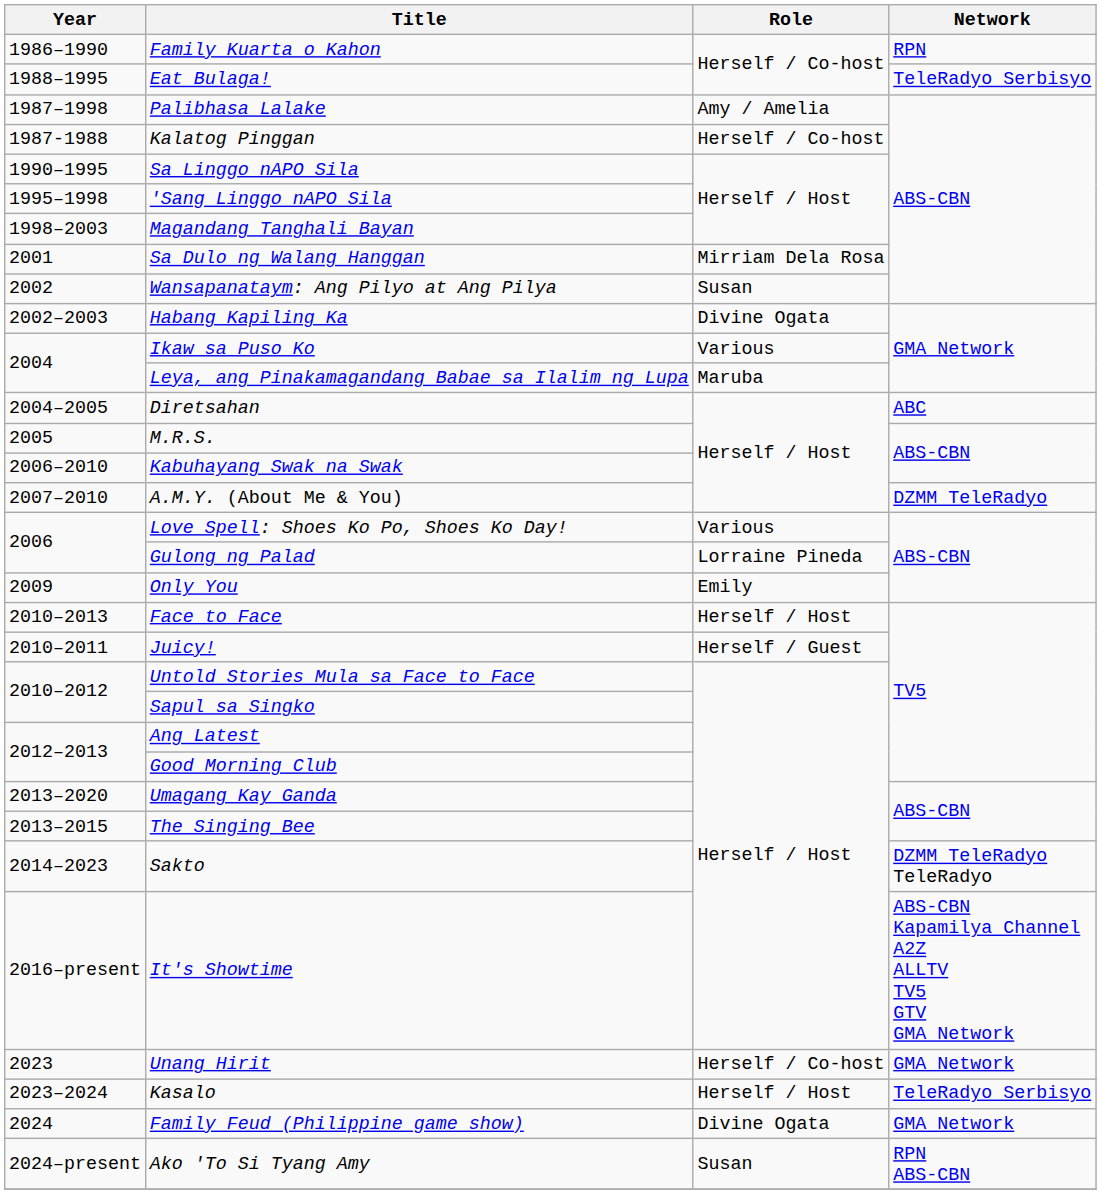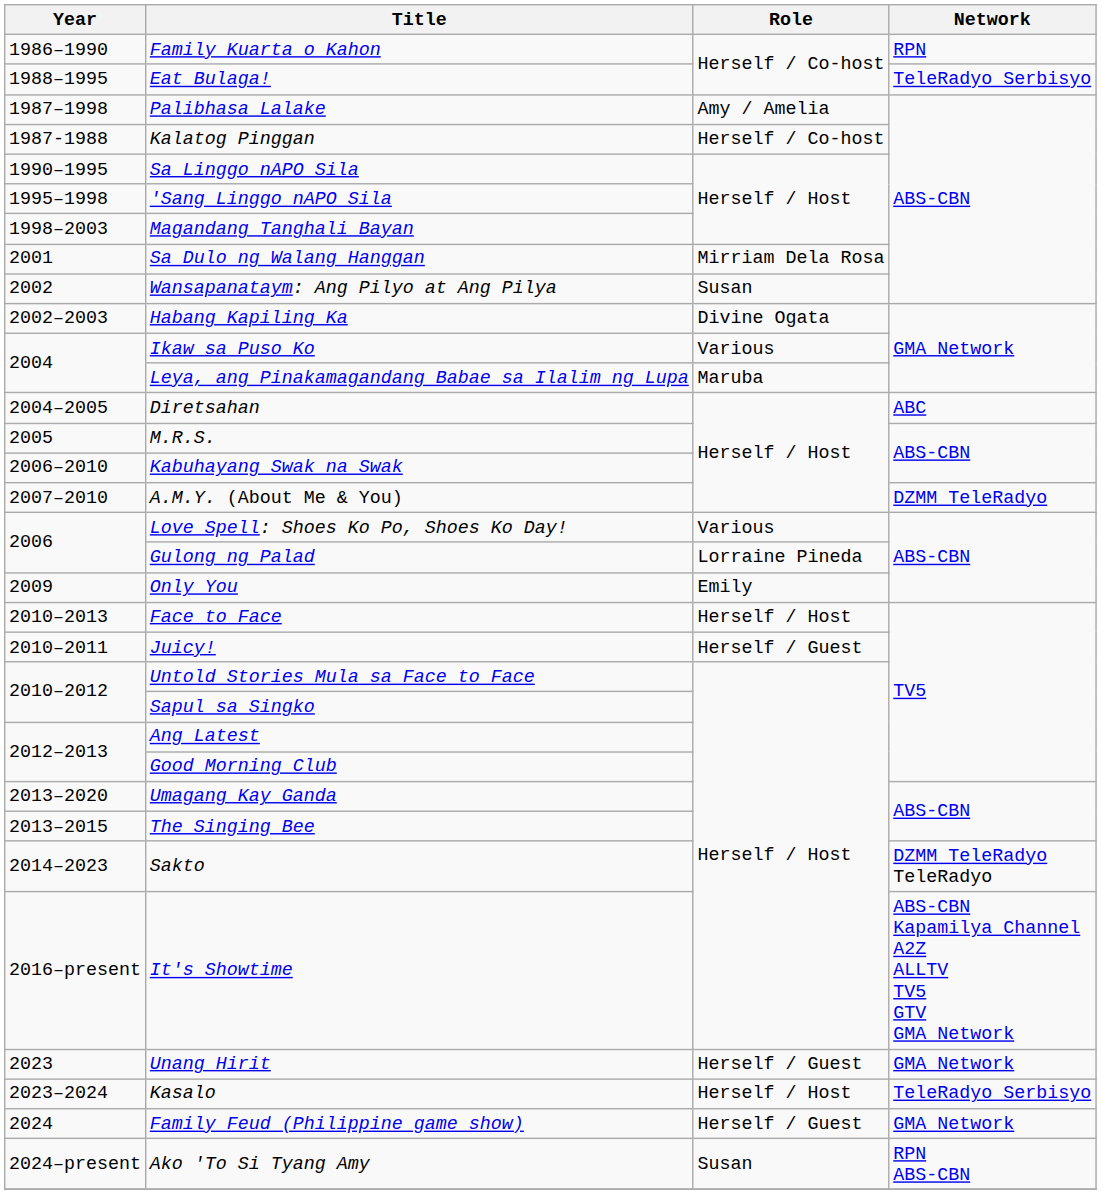(791, 1064) Herself / Co-host -> (780, 1064) Herself / Guest
(764, 1124) Divine Ogata -> (780, 1124) Herself / Guest
